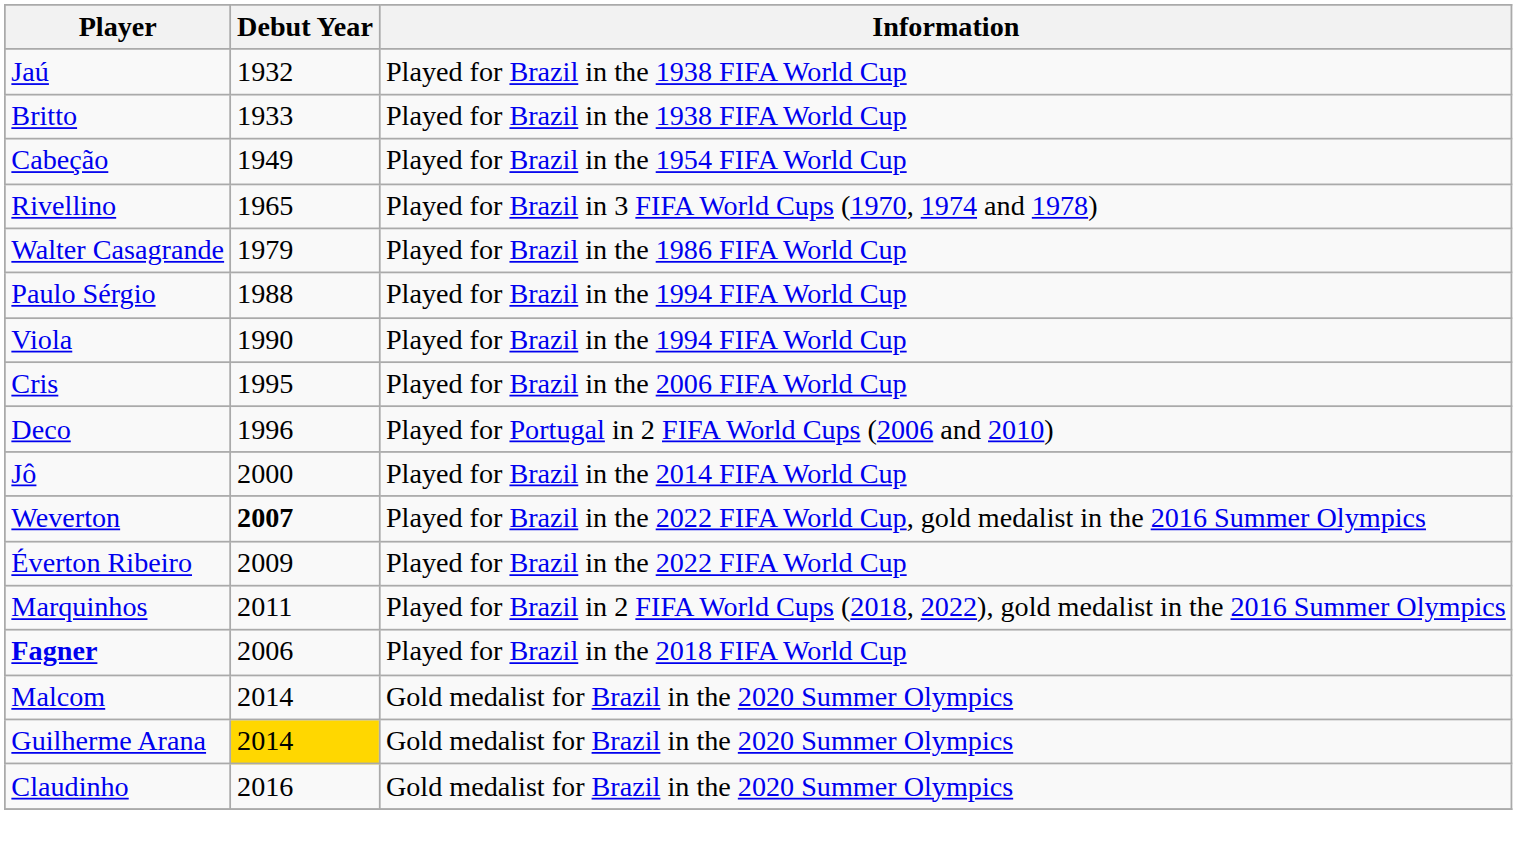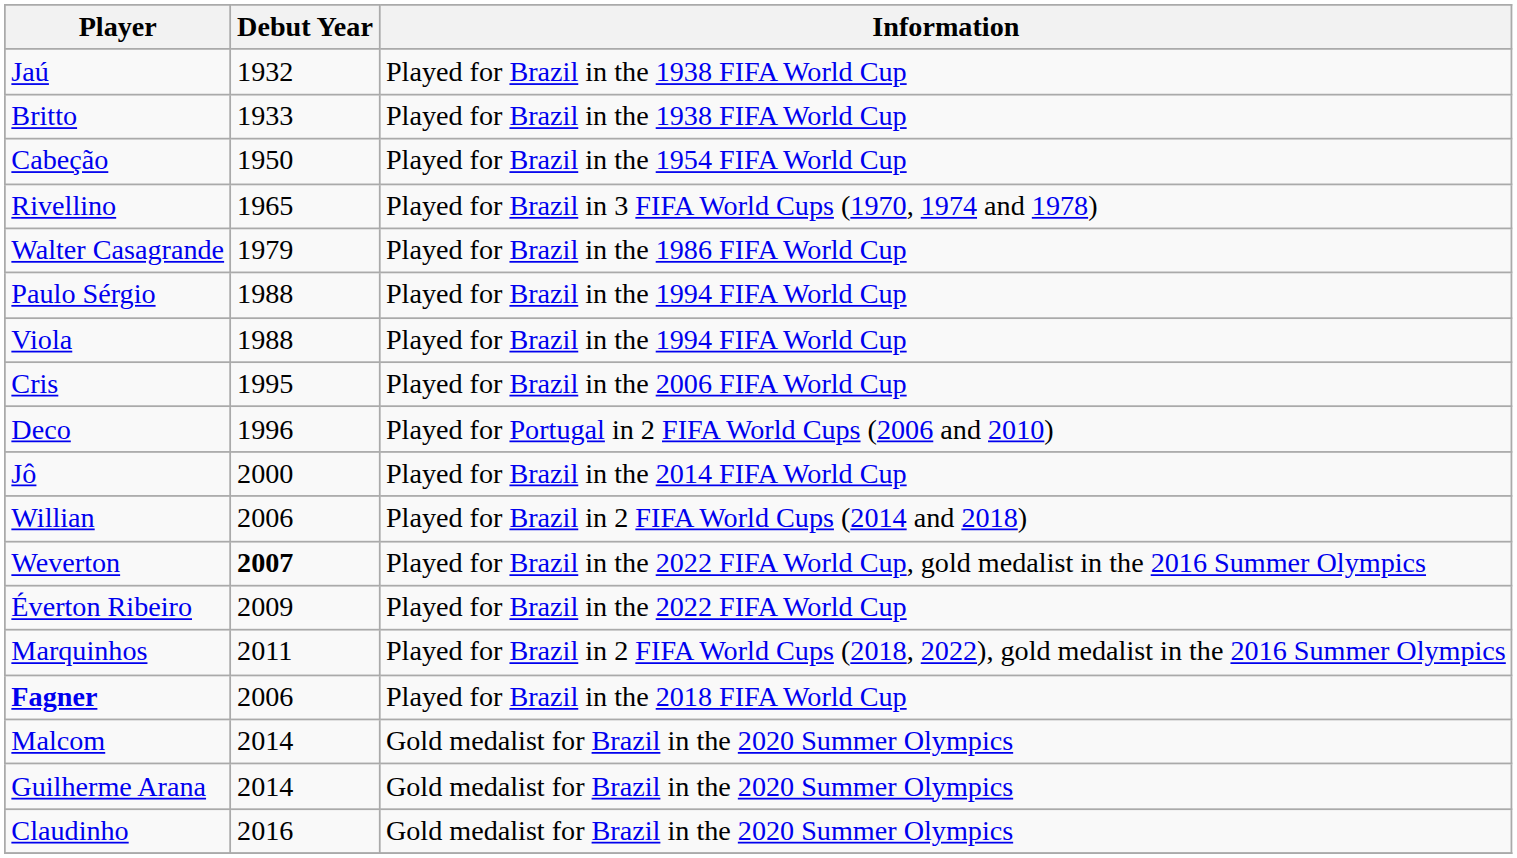(265, 160) 1949 -> (265, 160) 1950
(265, 339) 1990 -> (265, 339) 1988
+ row: (53, 518)
(265, 741) gold background -> (265, 786) no background
